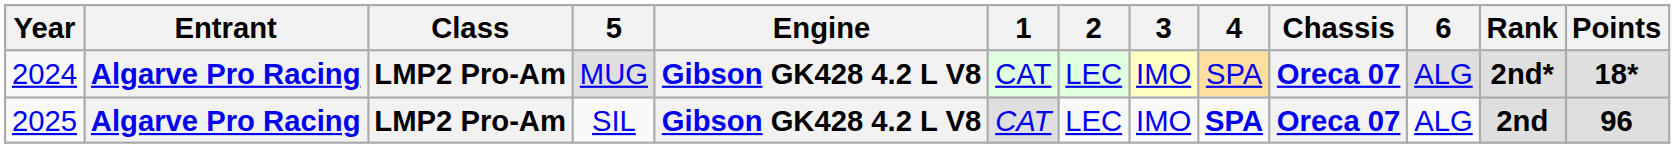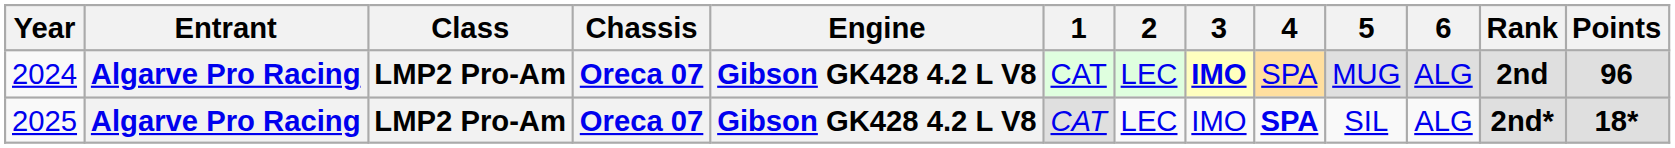columns swapped: (1339, 28) <-> (614, 28)
(1164, 74) normal -> (1219, 74) bold
(1522, 74) 2nd* -> (1522, 74) 2nd
(1617, 74) 18* -> (1617, 74) 96
(1522, 120) 2nd -> (1522, 120) 2nd*
(1617, 120) 96 -> (1617, 120) 18*
